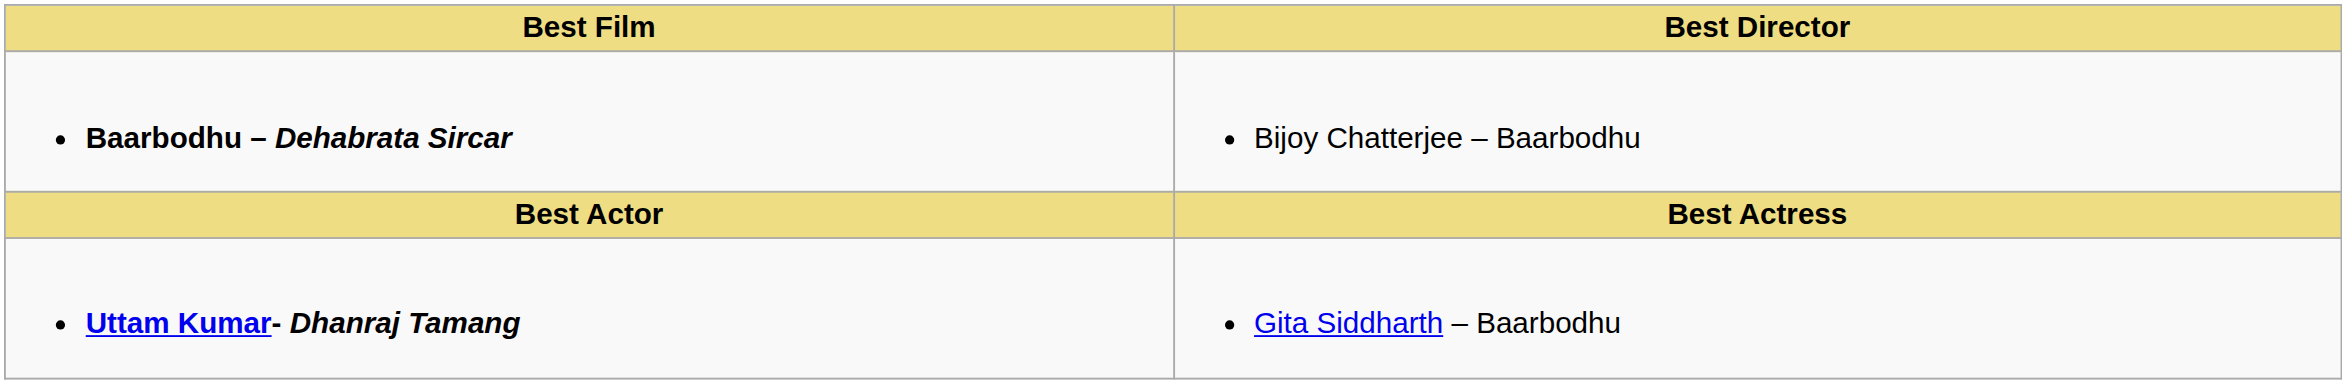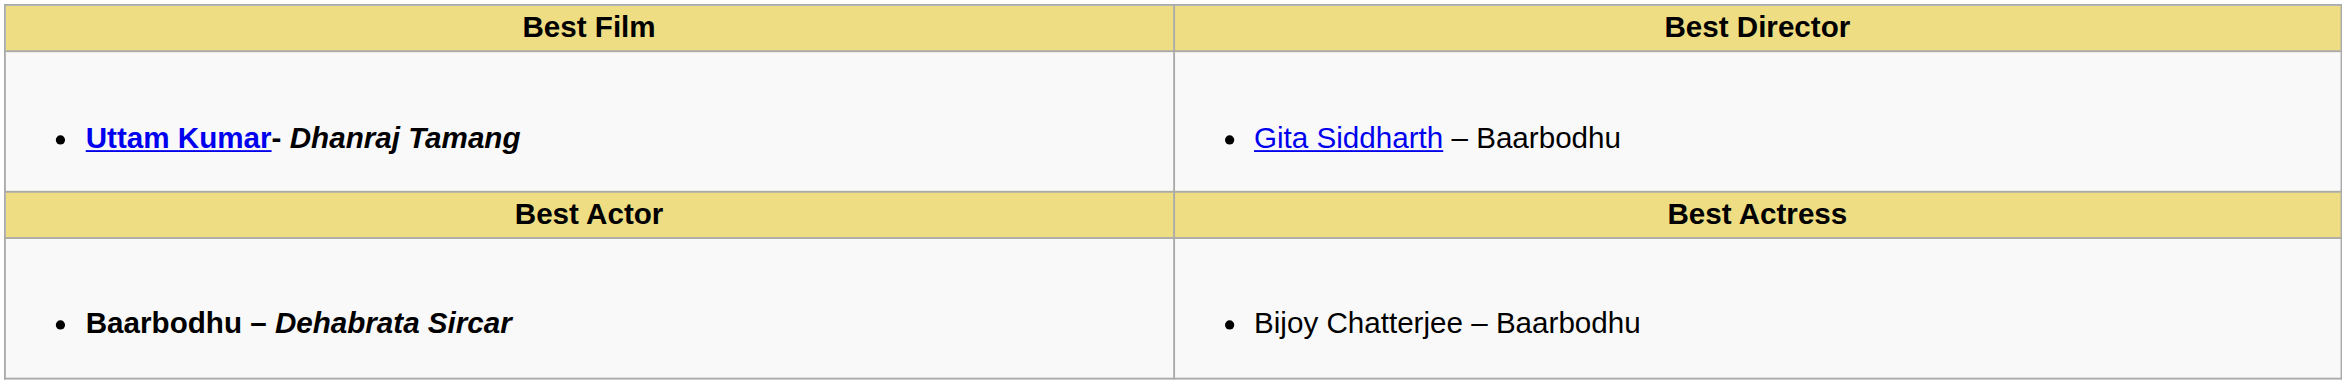rows swapped: (589, 138) <-> (589, 325)
